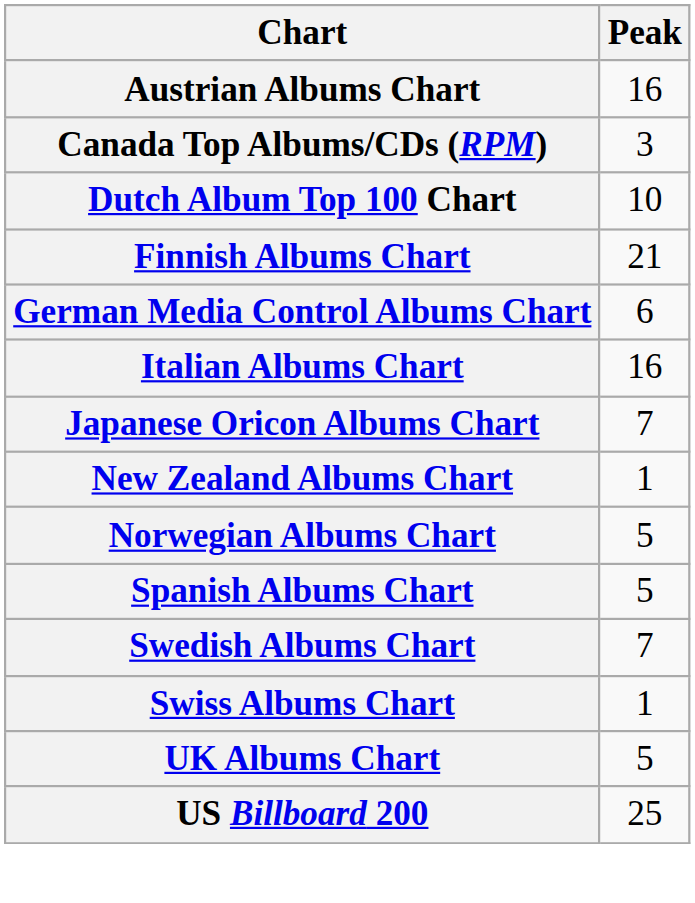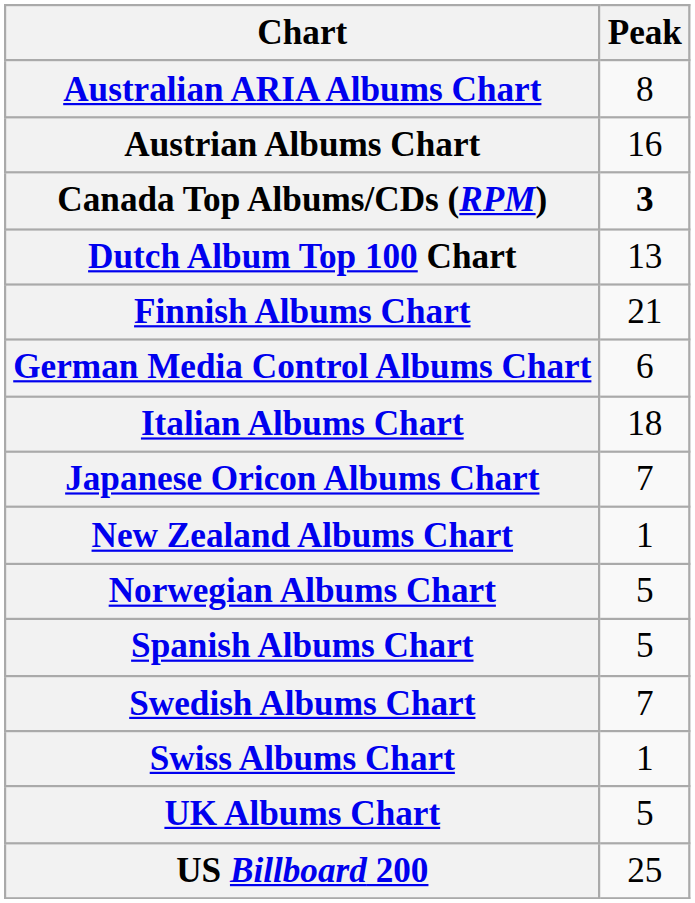+ row: (302, 88)
(645, 144) normal -> (645, 199) bold
(645, 199) 10 -> (645, 255) 13
(645, 367) 16 -> (645, 423) 18
